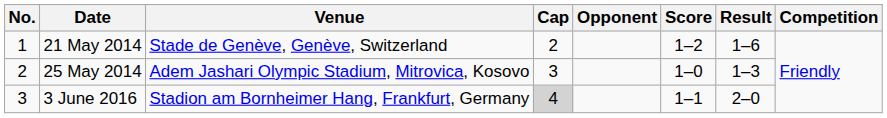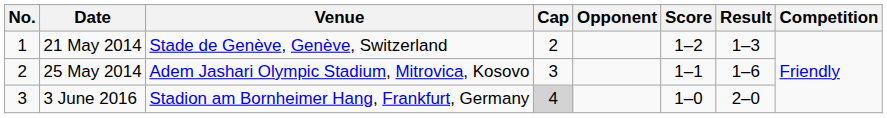(746, 44) 1–6 -> (746, 44) 1–3
(688, 71) 1–0 -> (688, 71) 1–1
(746, 71) 1–3 -> (746, 71) 1–6
(688, 98) 1–1 -> (688, 98) 1–0
